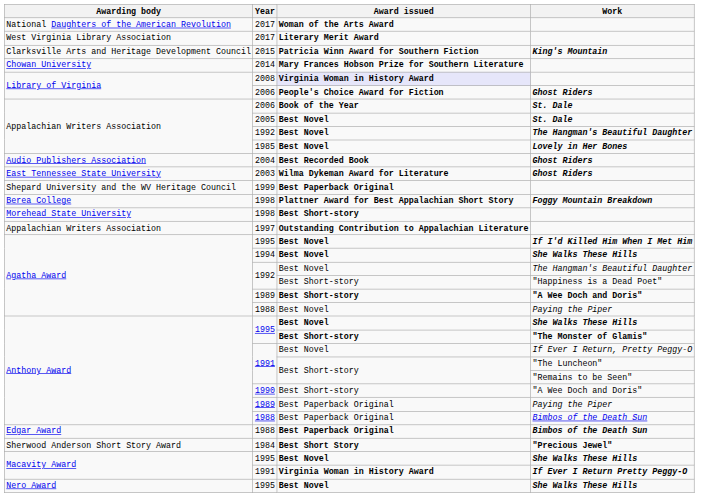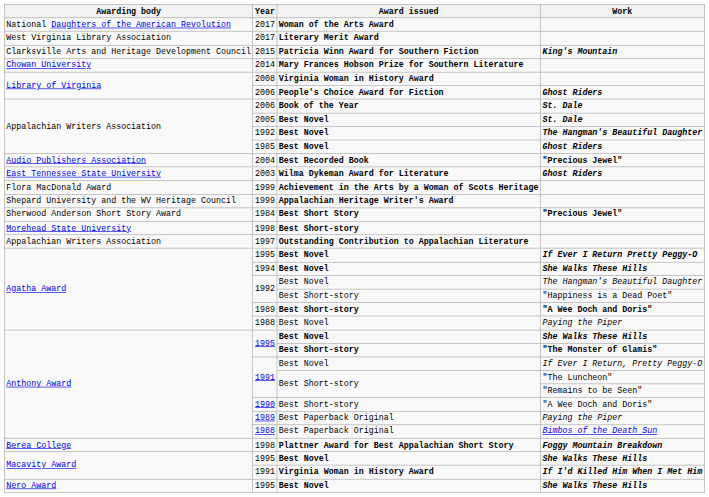(356, 79) lavender background -> (356, 79) no background
(580, 147) Lovely in Her Bones -> (572, 147) Ghost Riders
(562, 160) Ghost Riders -> (582, 160) "Precious Jewel"
+ row: (59, 187)
(336, 187) Best Paperback Original -> (366, 201) Appalachian Heritage Writer's Award
rows swapped: (39, 201) <-> (94, 445)
(612, 242) If I'd Killed Him When I Met Him -> (620, 255) If Ever I Return Pretty Peggy-O
- row: (34, 431)
(610, 472) If Ever I Return Pretty Peggy-O -> (622, 472) If I'd Killed Him When I Met Him
